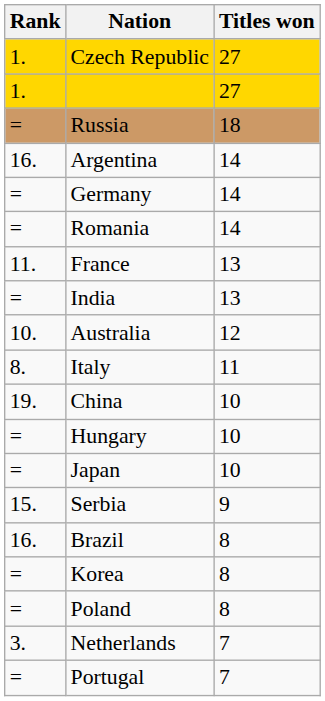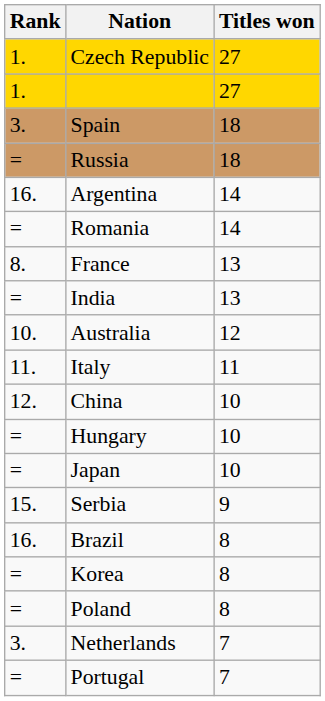+ row: (95, 125)
- row: (111, 194)
(23, 263) 11. -> (18, 263) 8.
(18, 366) 8. -> (23, 366) 11.
(23, 401) 19. -> (23, 401) 12.
